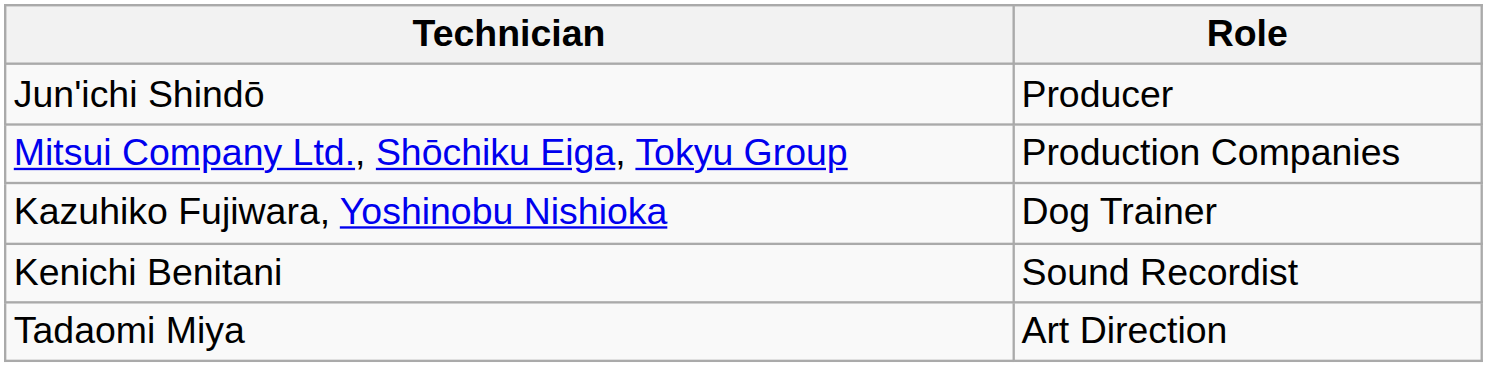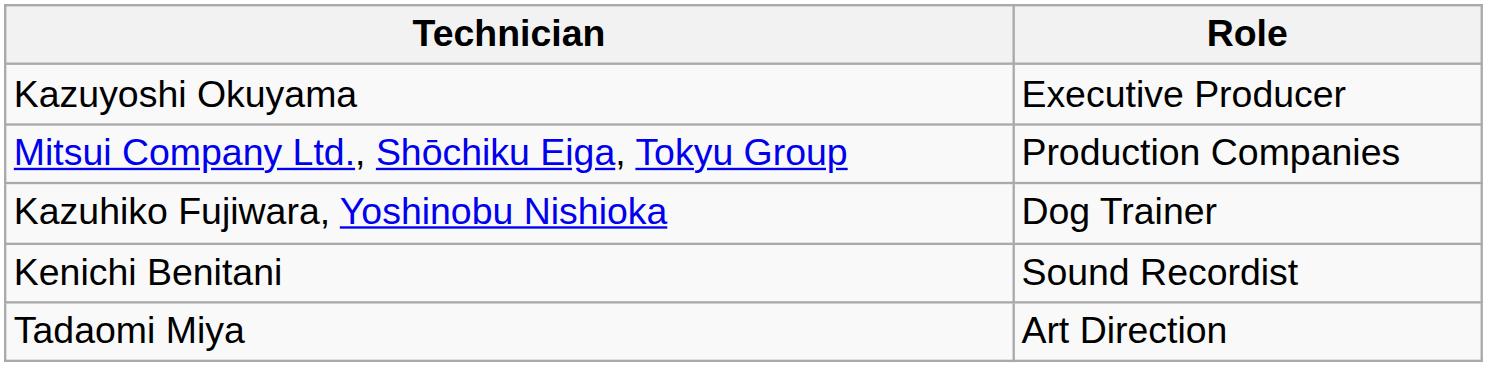+ row: (185, 93)
- row: (139, 93)
